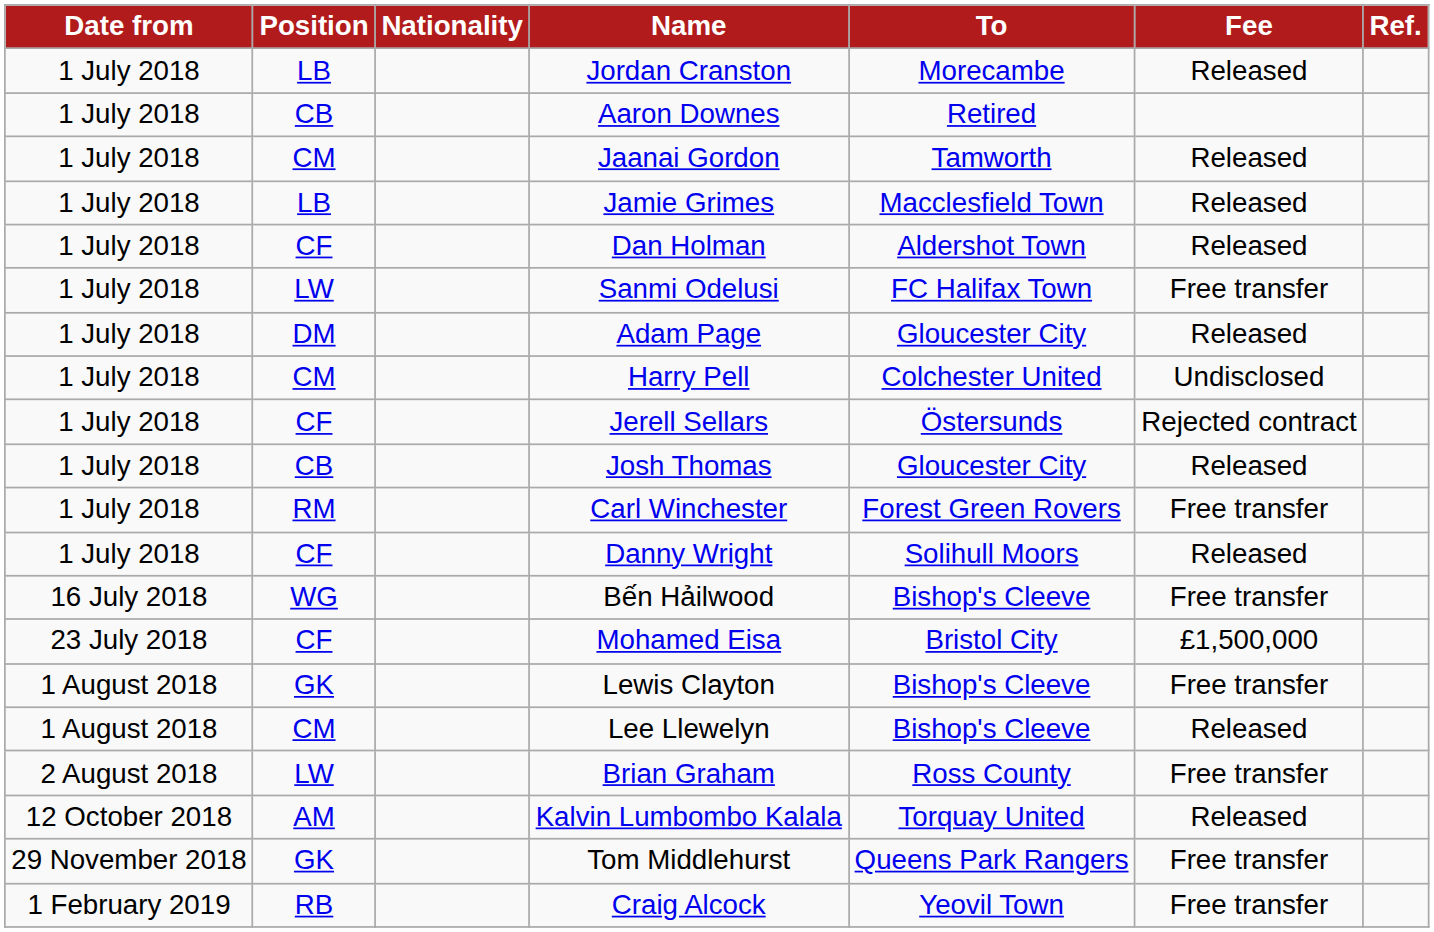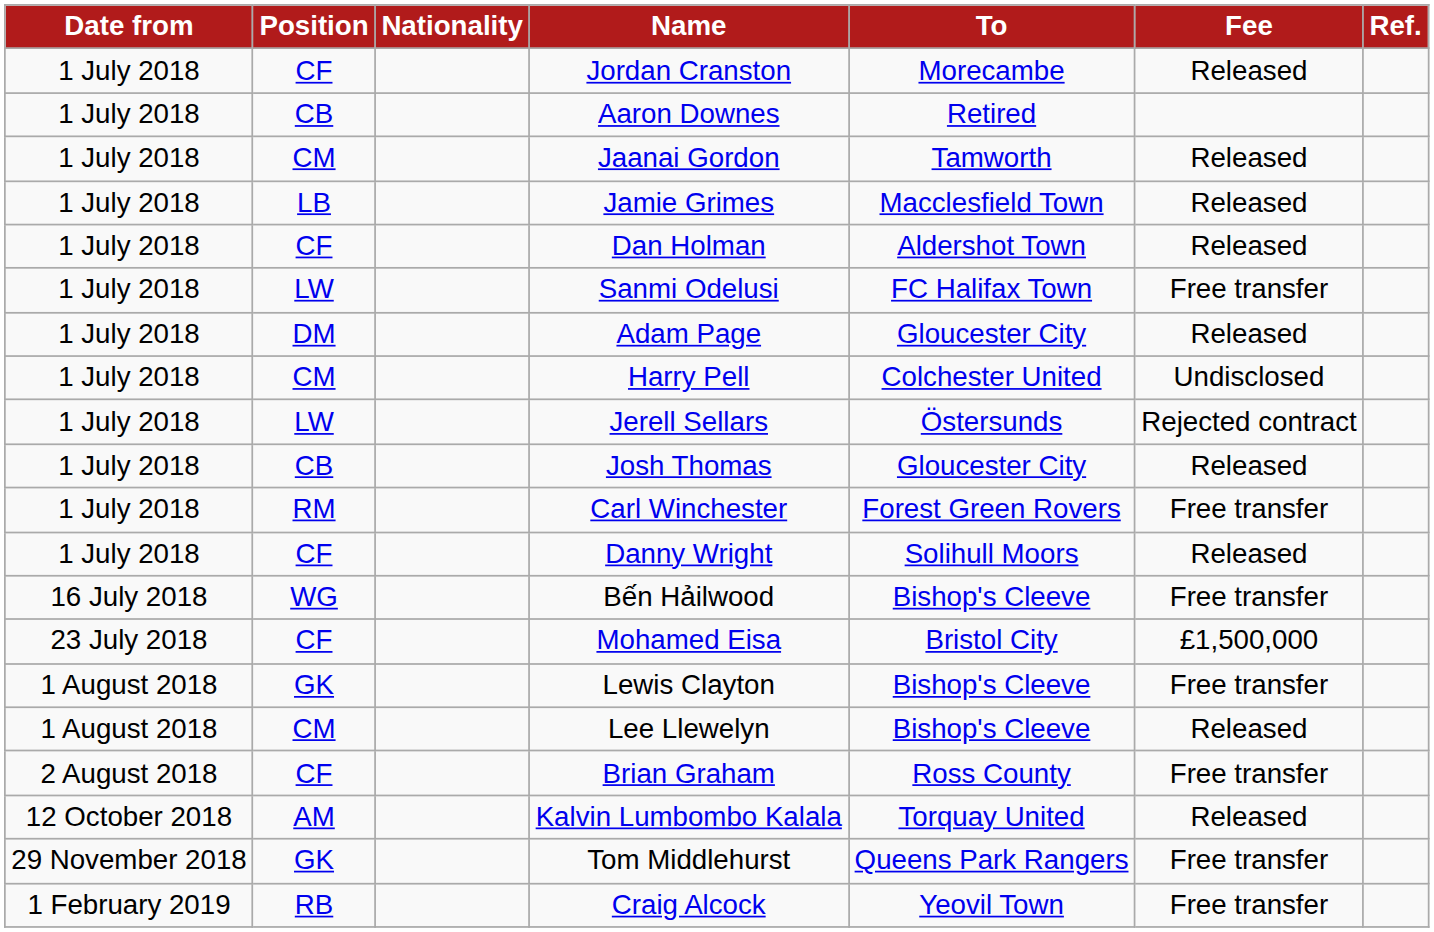(314, 70) LB -> (314, 70) CF
(314, 421) CF -> (314, 421) LW
(314, 772) LW -> (314, 772) CF
